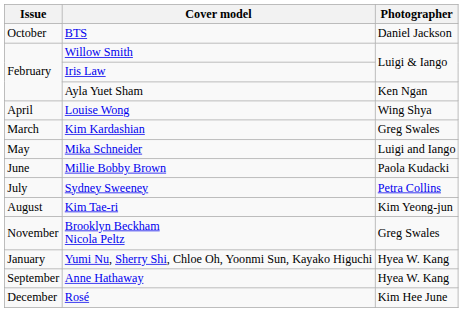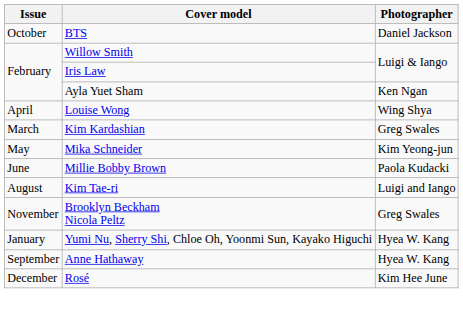(417, 149) Luigi and Iango -> (415, 149) Kim Yeong-jun
- row: (106, 187)
(415, 206) Kim Yeong-jun -> (417, 187) Luigi and Iango
